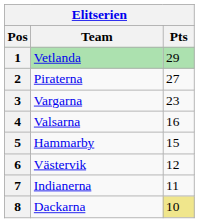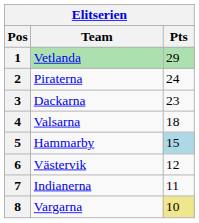(173, 79) 27 -> (173, 79) 24
(58, 100) Vargarna -> (60, 100) Dackarna
(173, 121) 16 -> (173, 121) 18
(173, 143) no background -> (173, 143) lightblue background
(60, 206) Dackarna -> (58, 206) Vargarna
